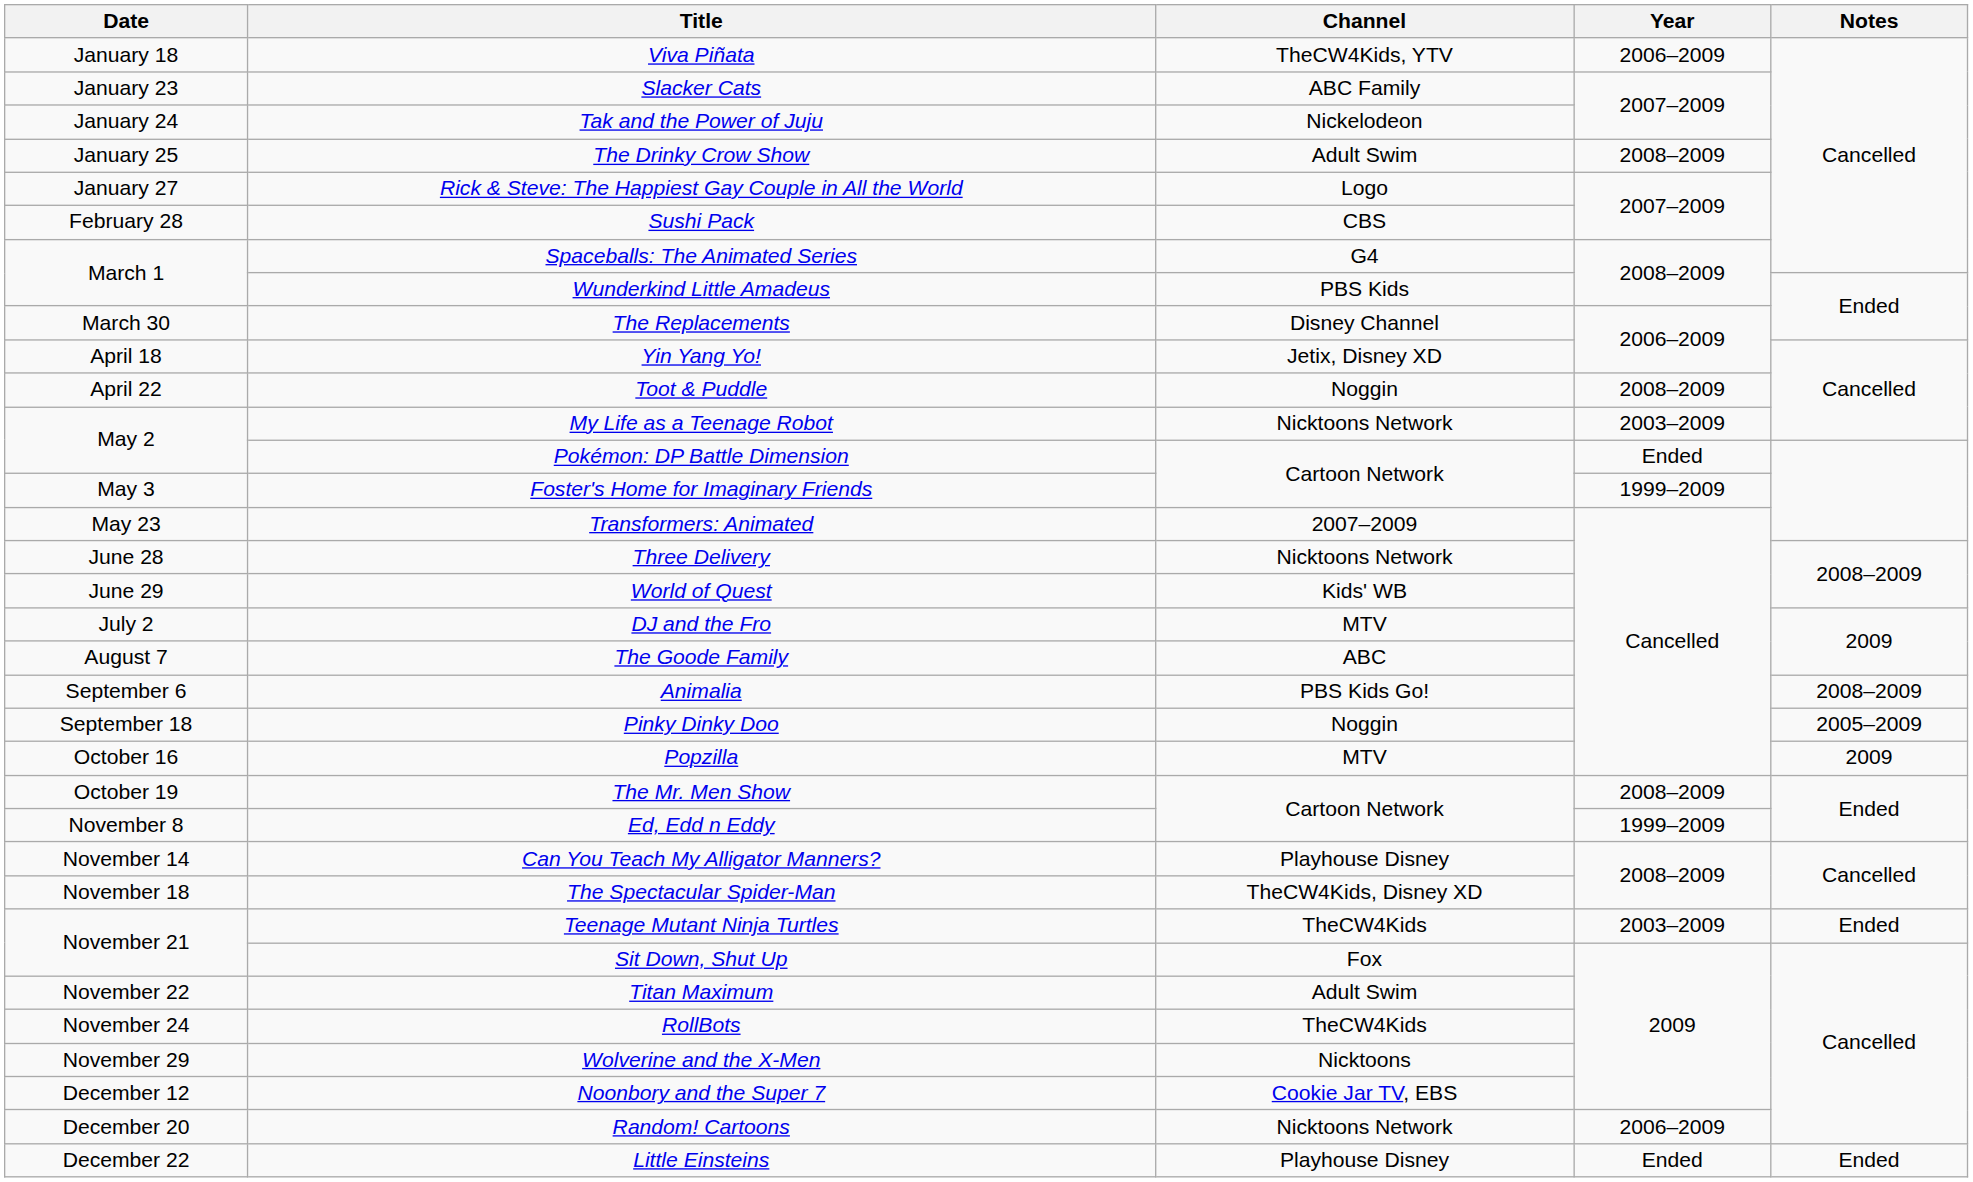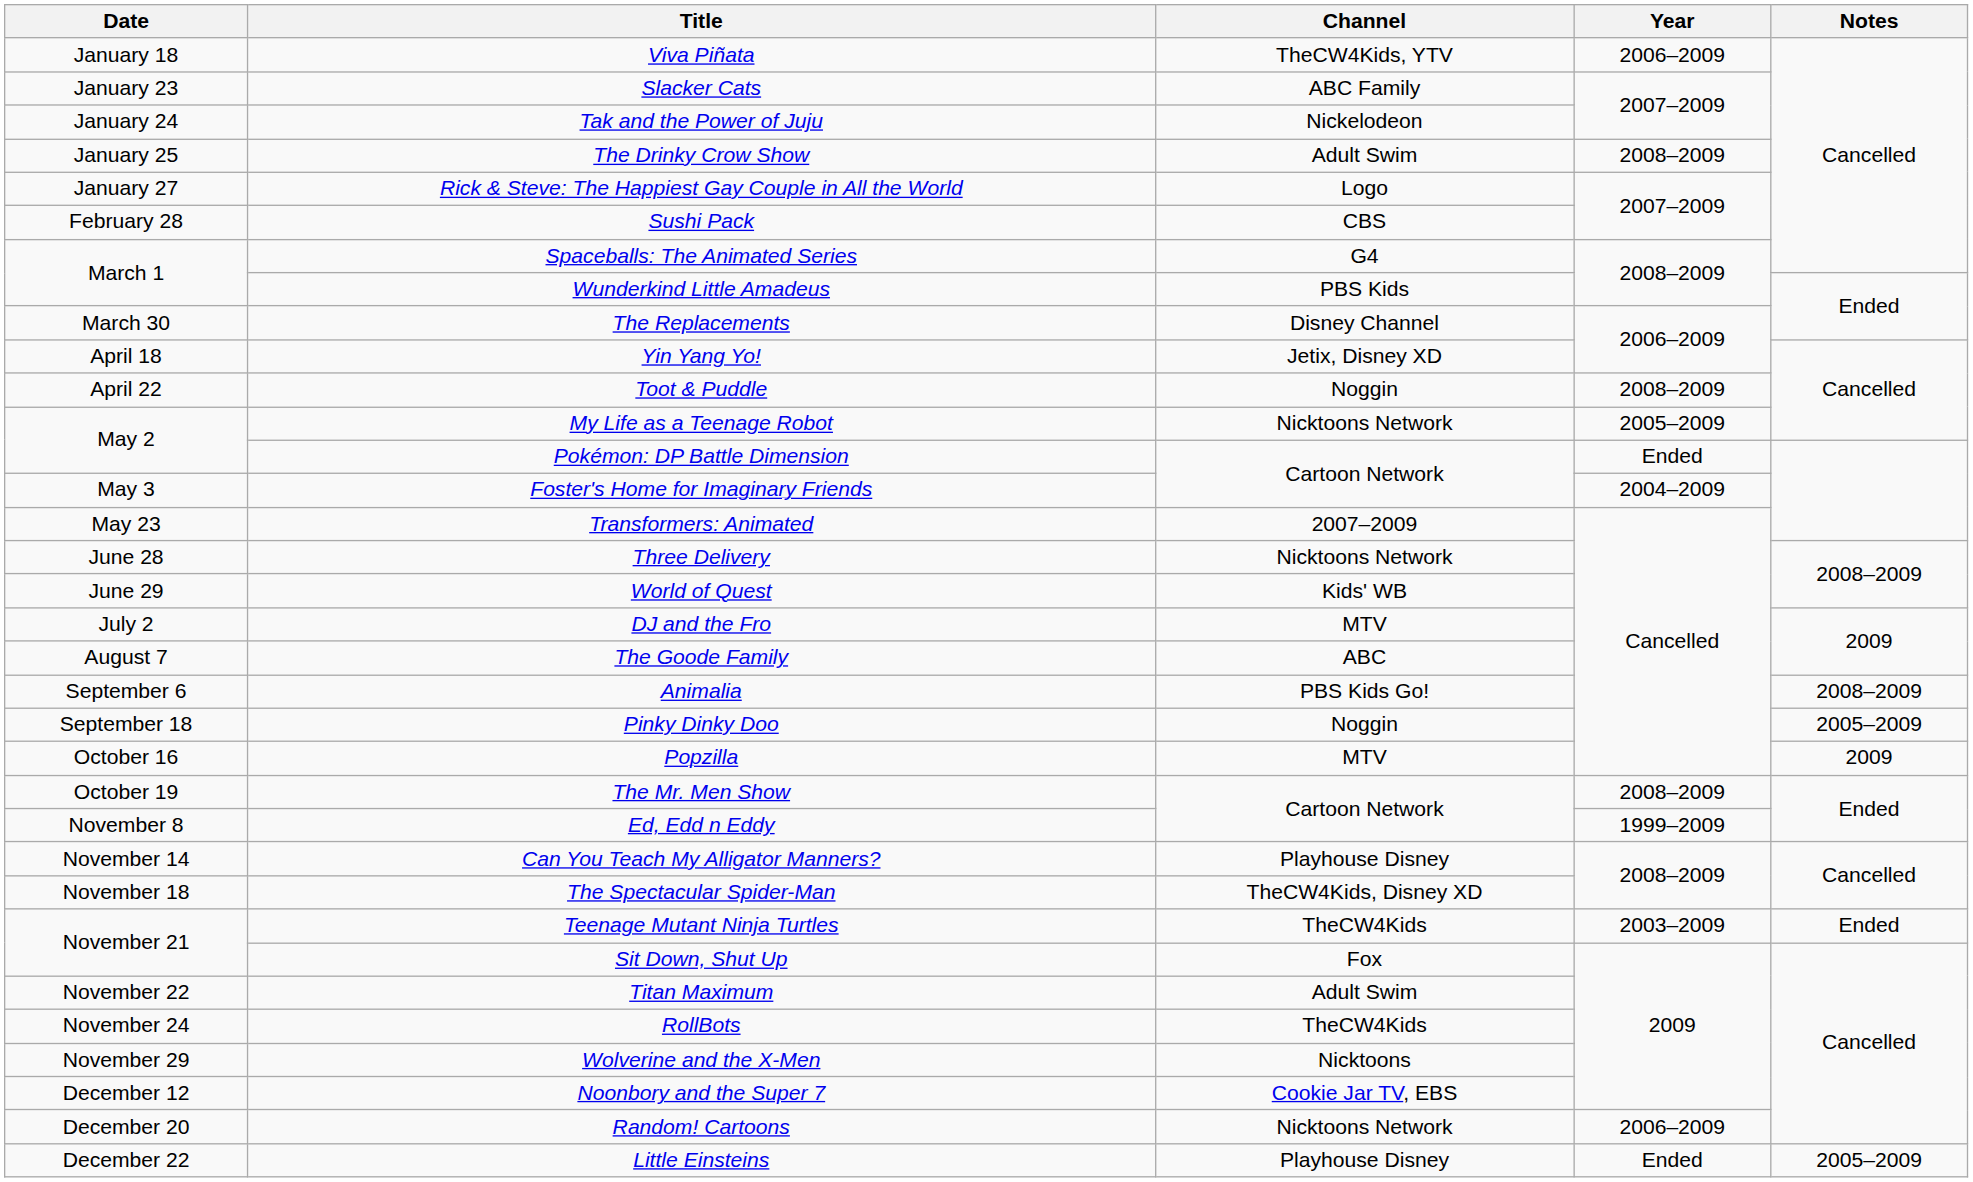(1672, 423) 2003–2009 -> (1672, 423) 2005–2009
(1672, 490) 1999–2009 -> (1672, 490) 2004–2009
(1869, 1160) Ended -> (1869, 1160) 2005–2009
